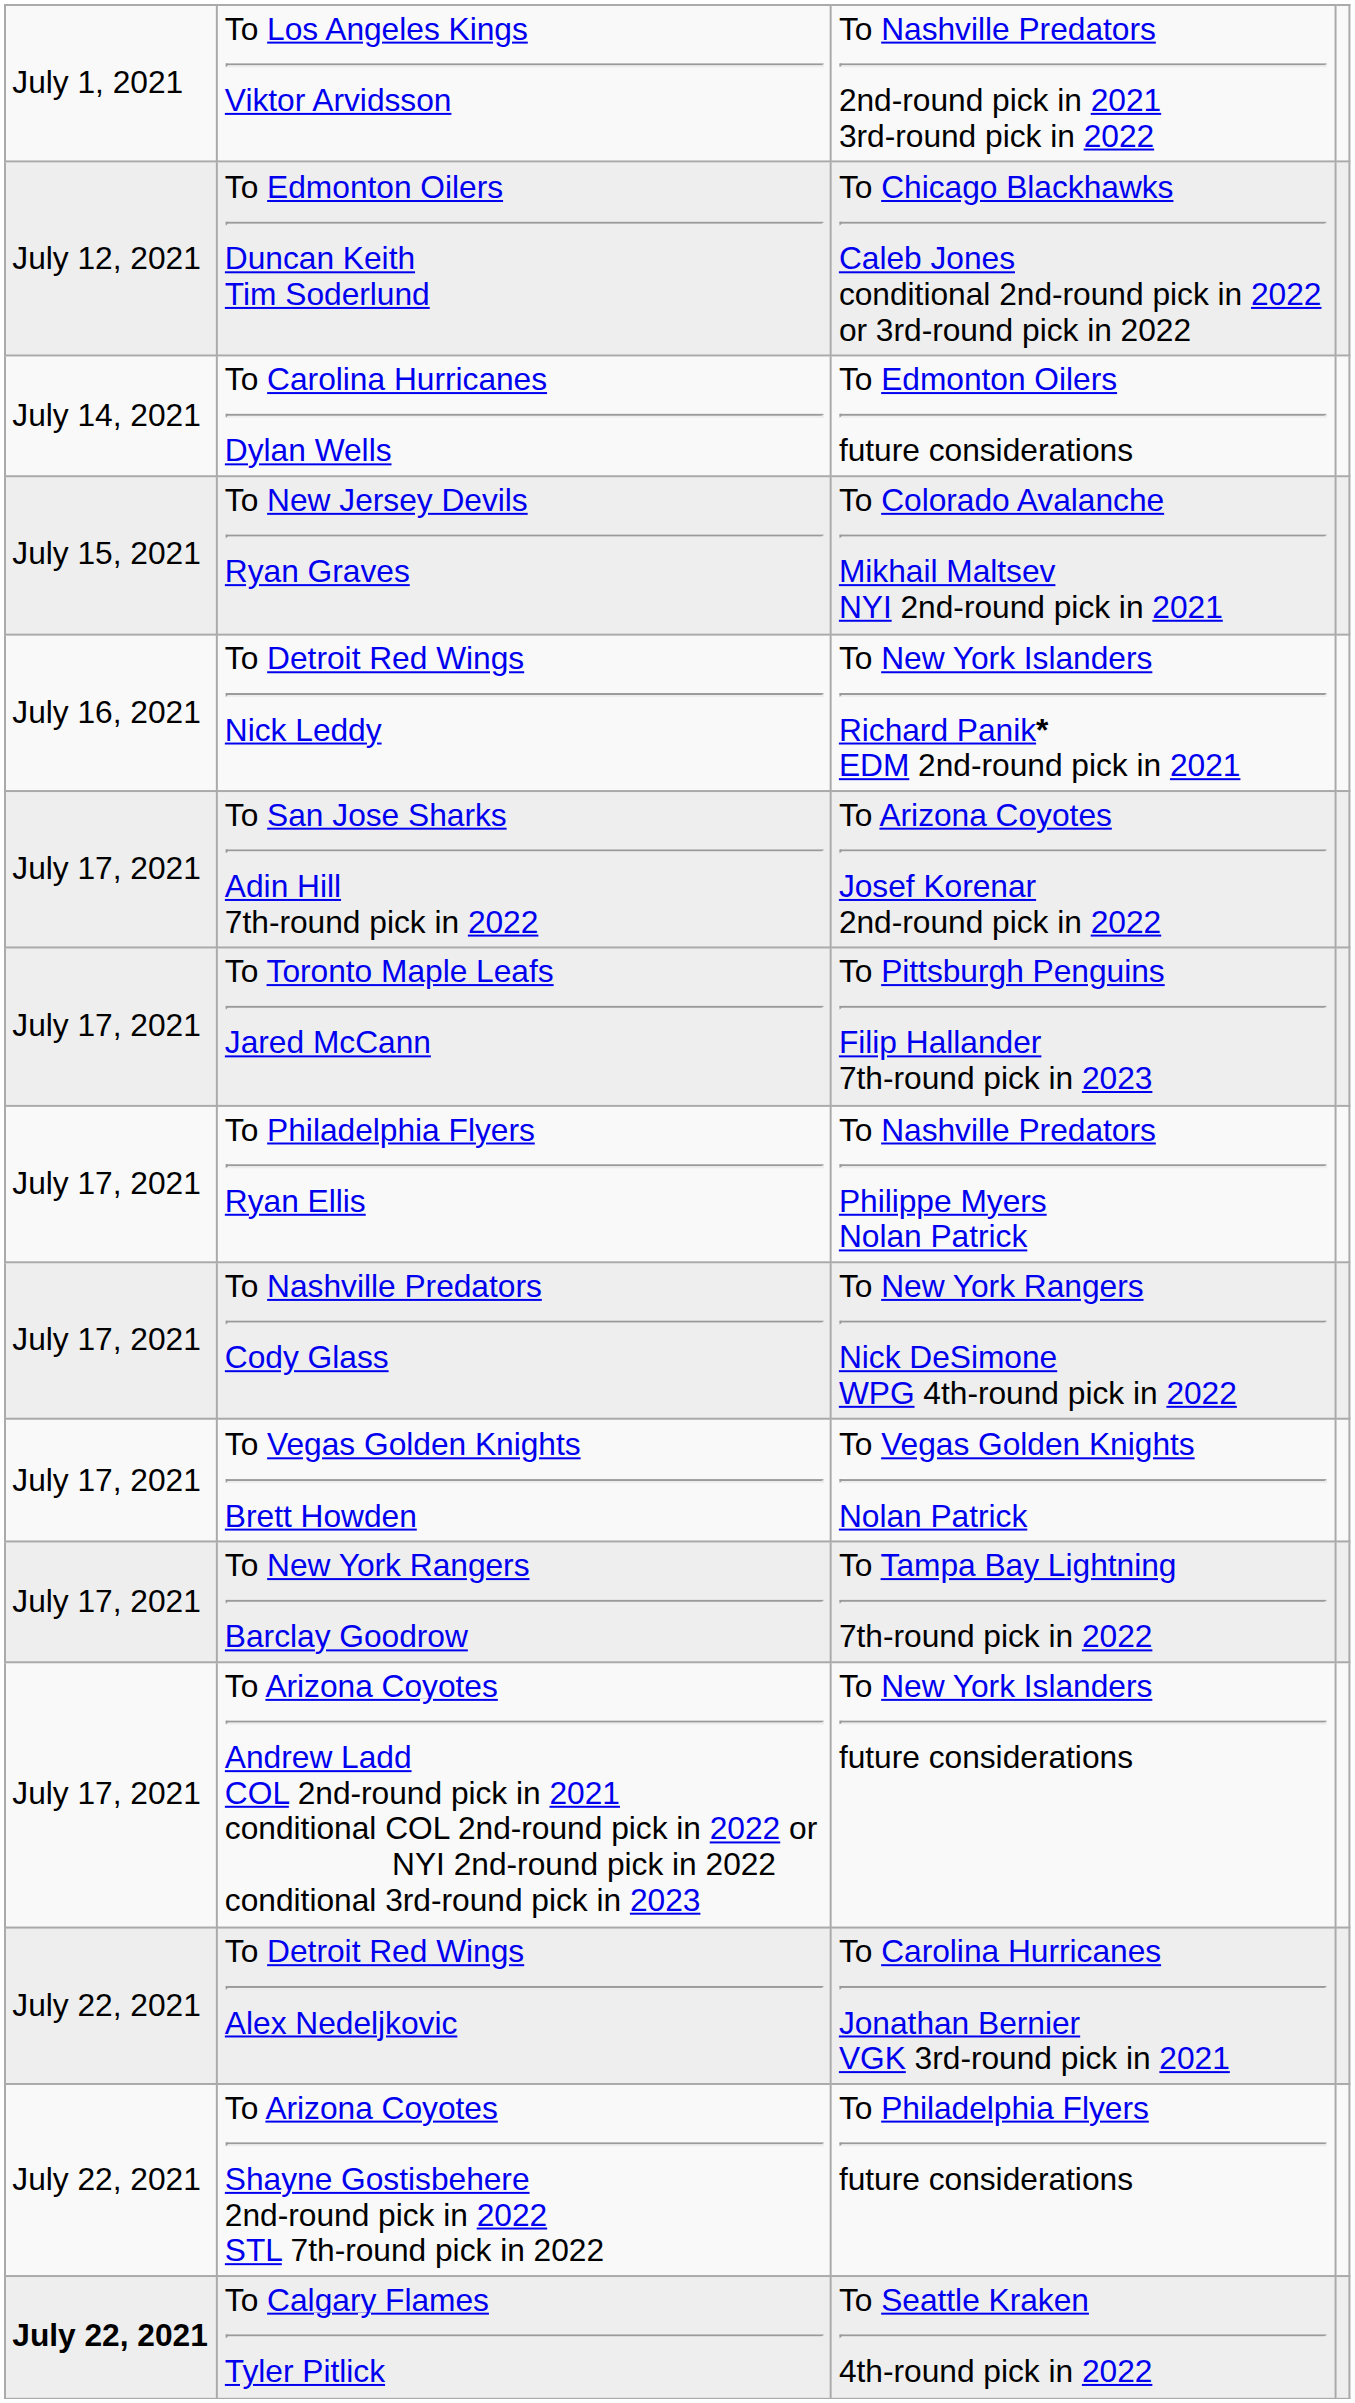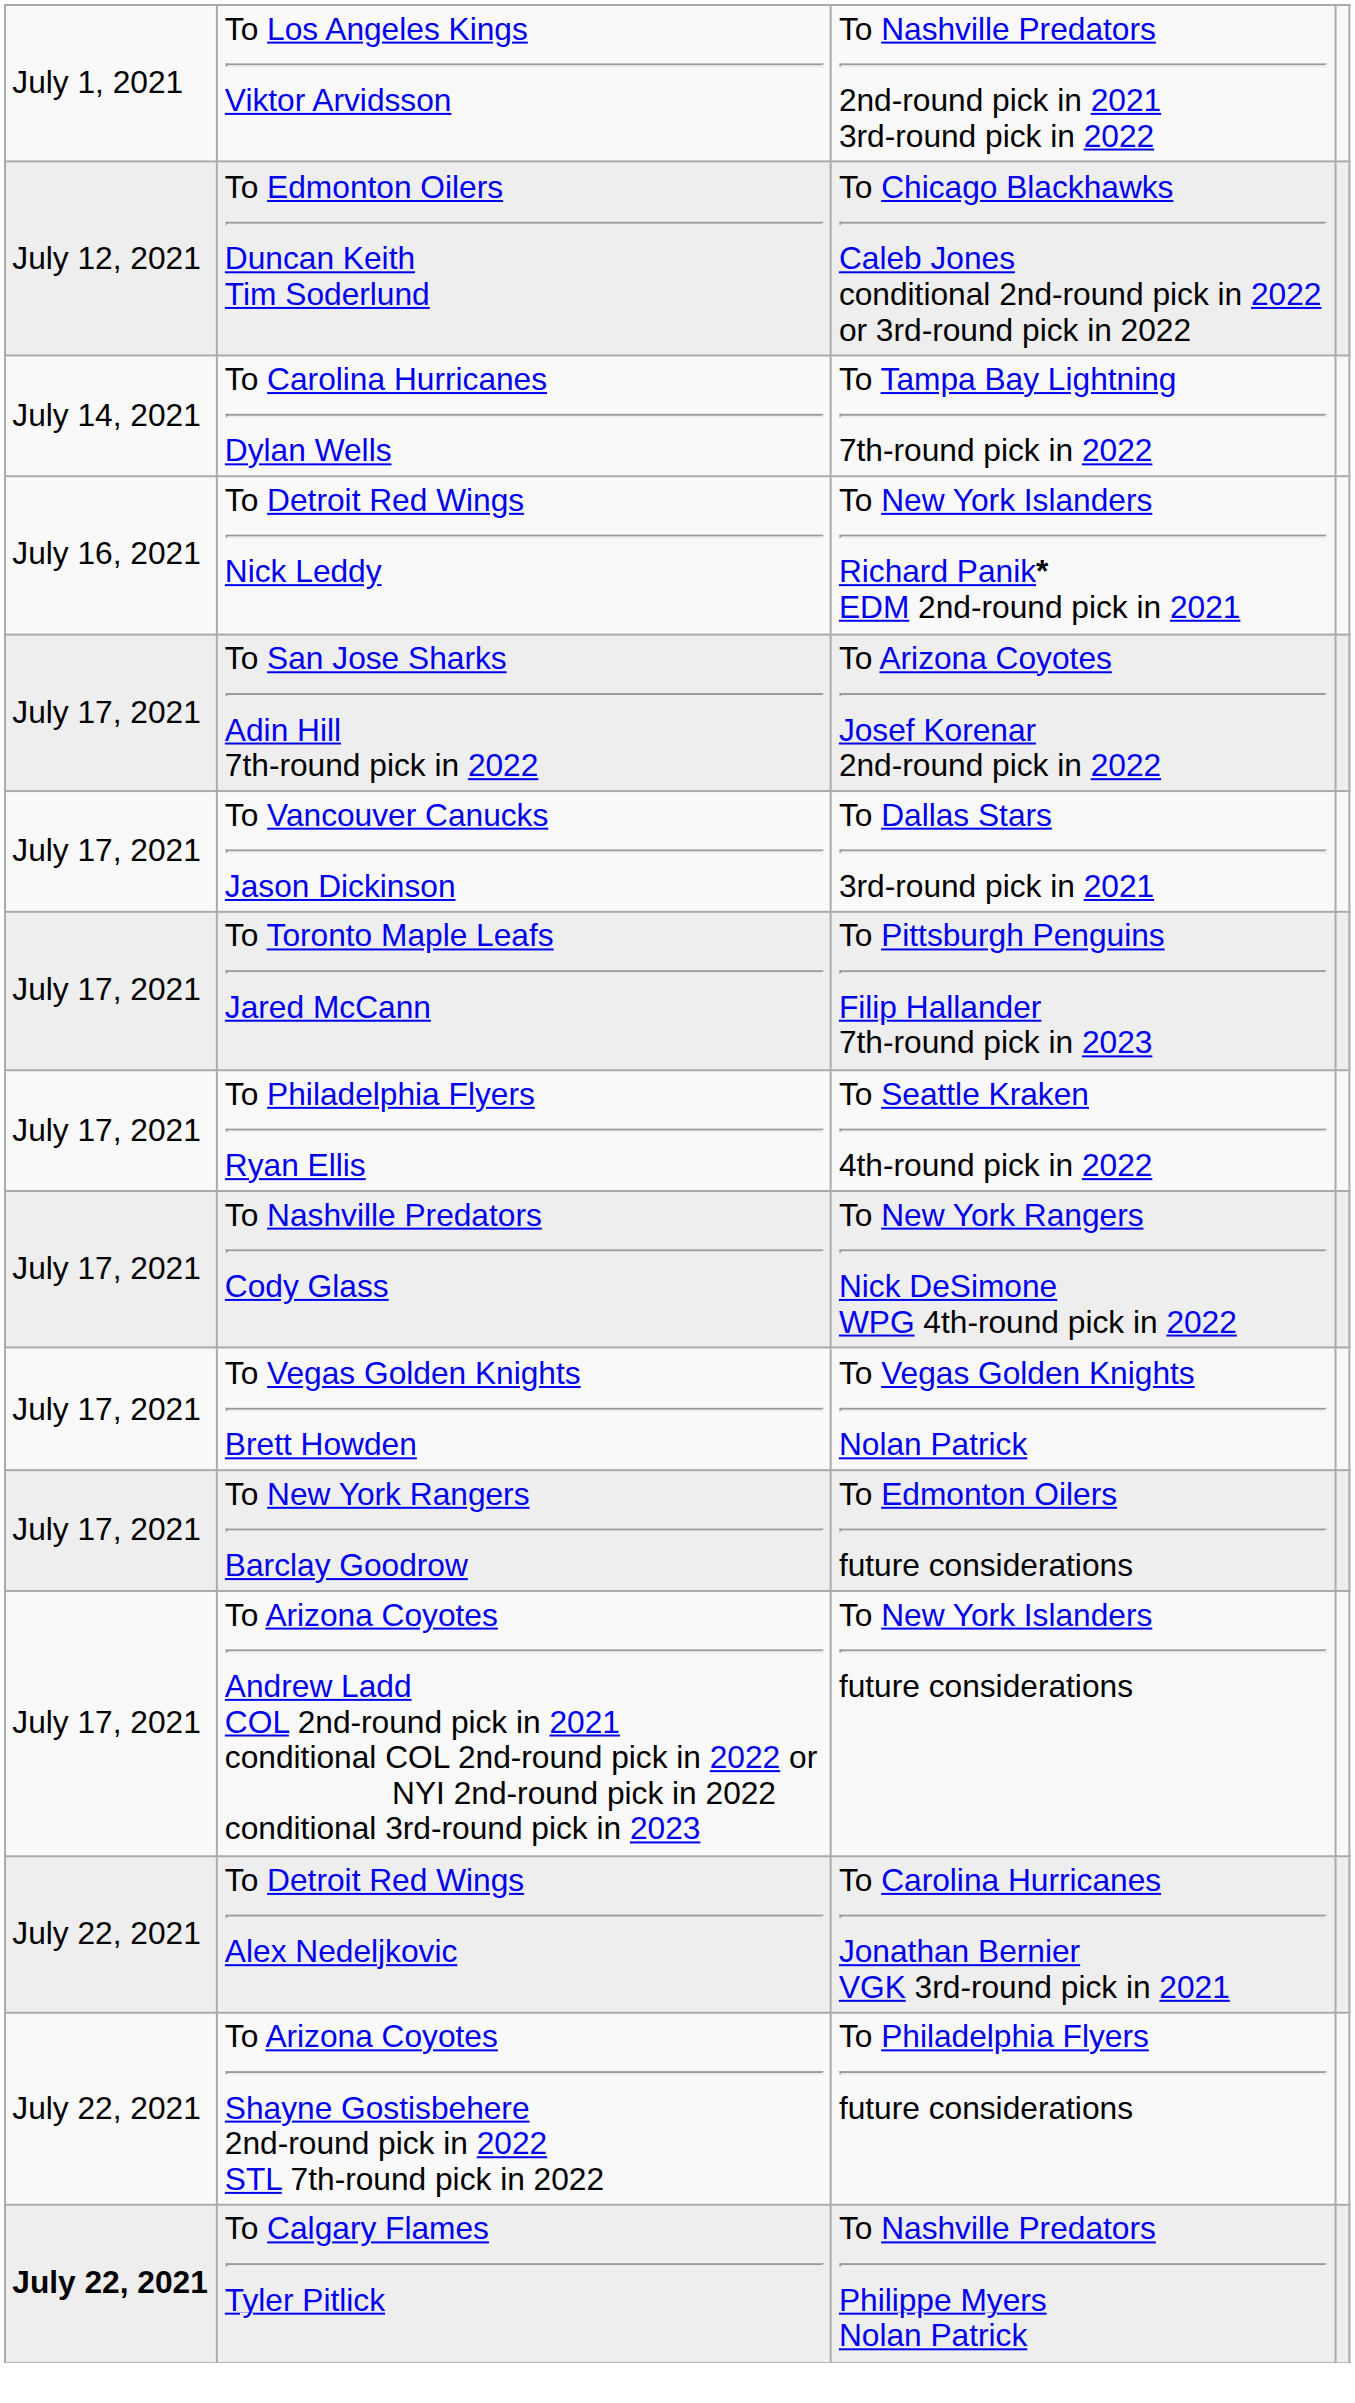(1083, 415) To Edmonton Oilers future considerations -> (1083, 415) To Tampa Bay Lightning 7th-round pick in 2022
- row: (525, 536)
+ row: (525, 851)
(1083, 1183) To Nashville Predators Philippe Myers Nolan Patrick -> (1083, 1129) To Seattle Kraken 4th-round pick in 2022
(1083, 1601) To Tampa Bay Lightning 7th-round pick in 2022 -> (1083, 1529) To Edmonton Oilers future considerations
(1083, 2336) To Seattle Kraken 4th-round pick in 2022 -> (1083, 2283) To Nashville Predators Philippe Myers Nolan Patrick
